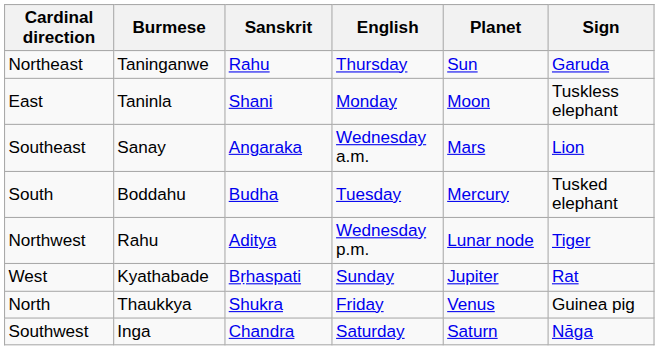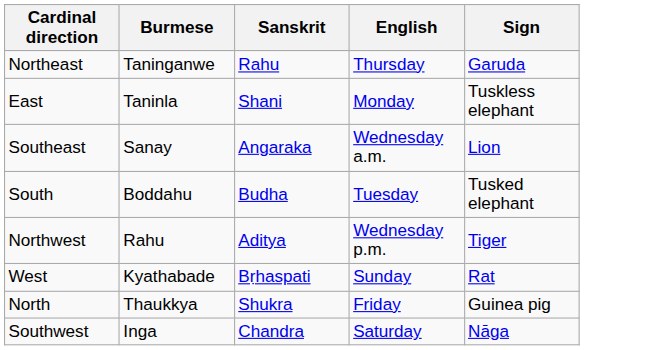- column: (496, 27)
